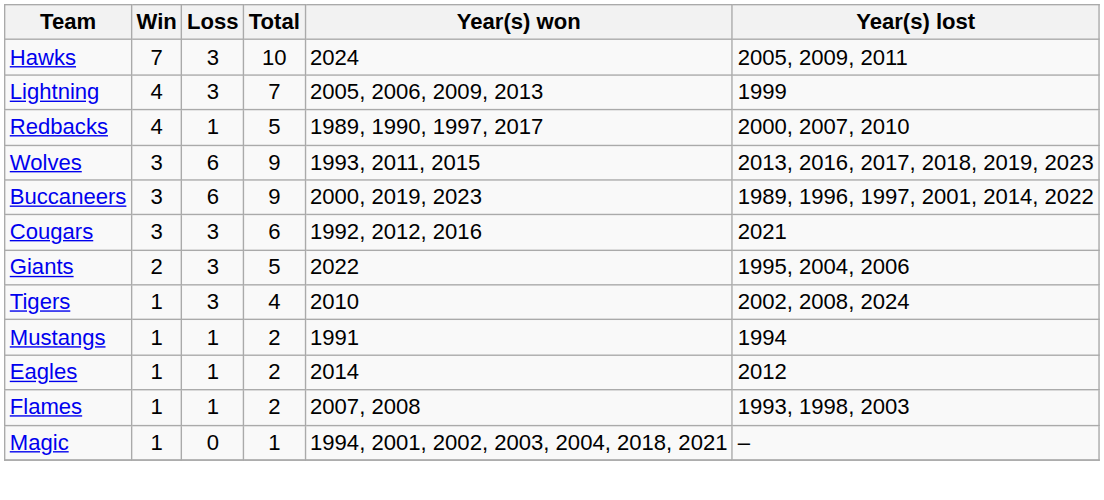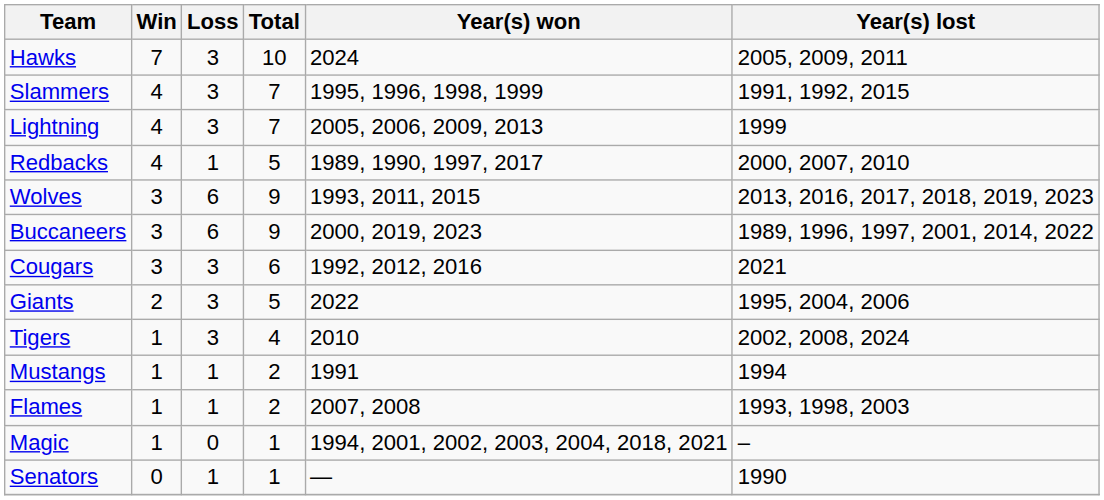+ row: (59, 92)
- row: (44, 372)
+ row: (54, 477)
